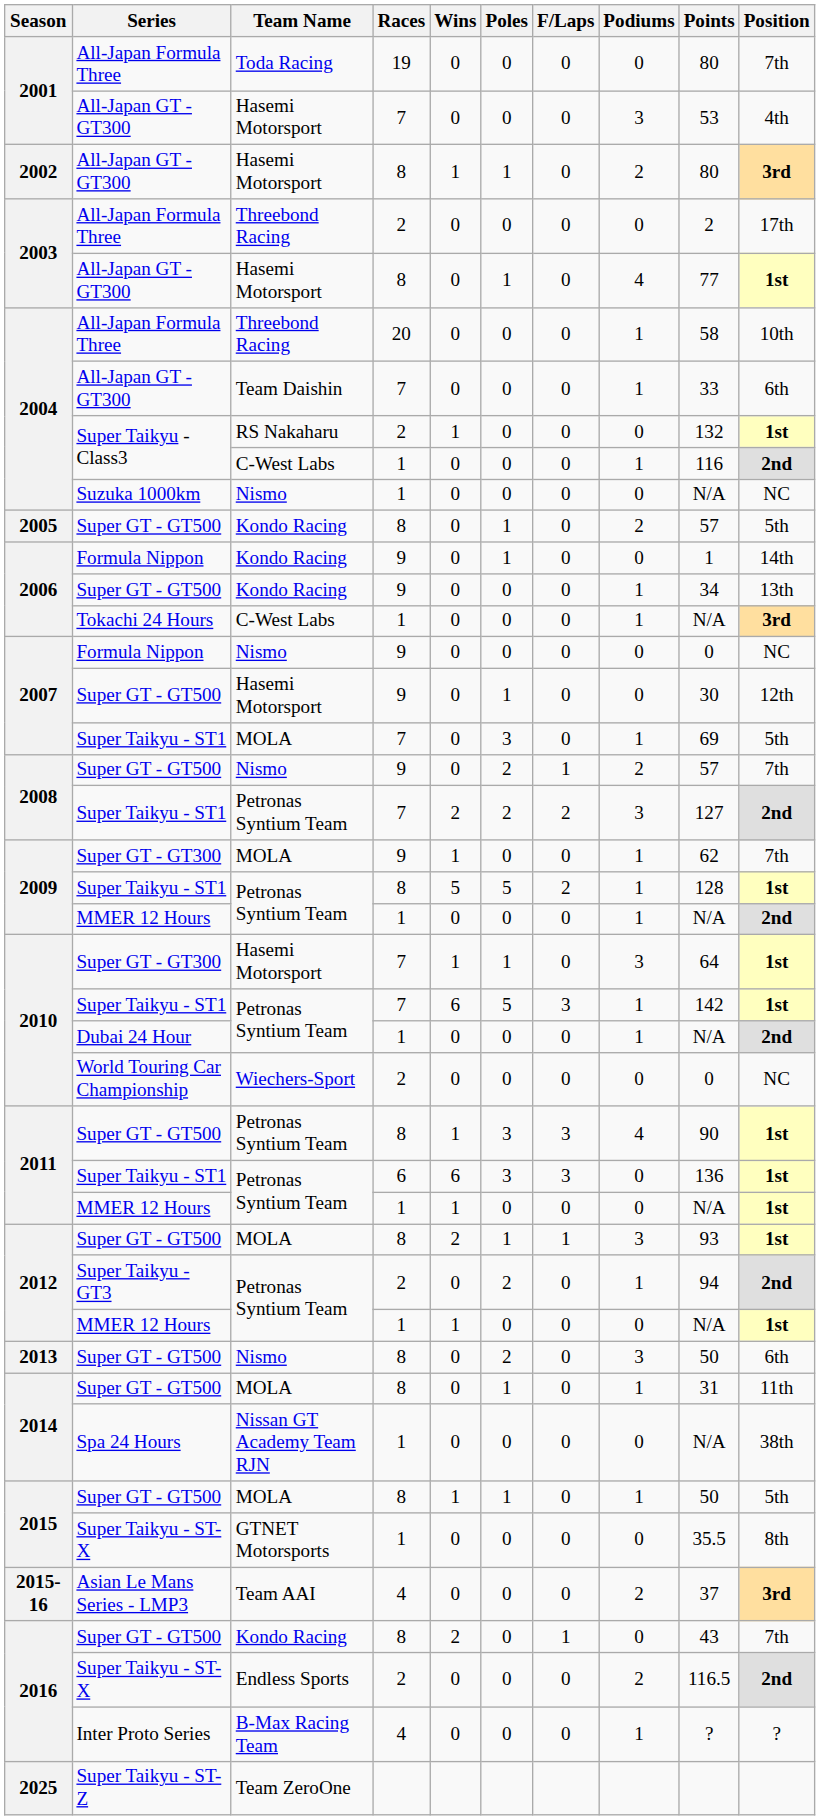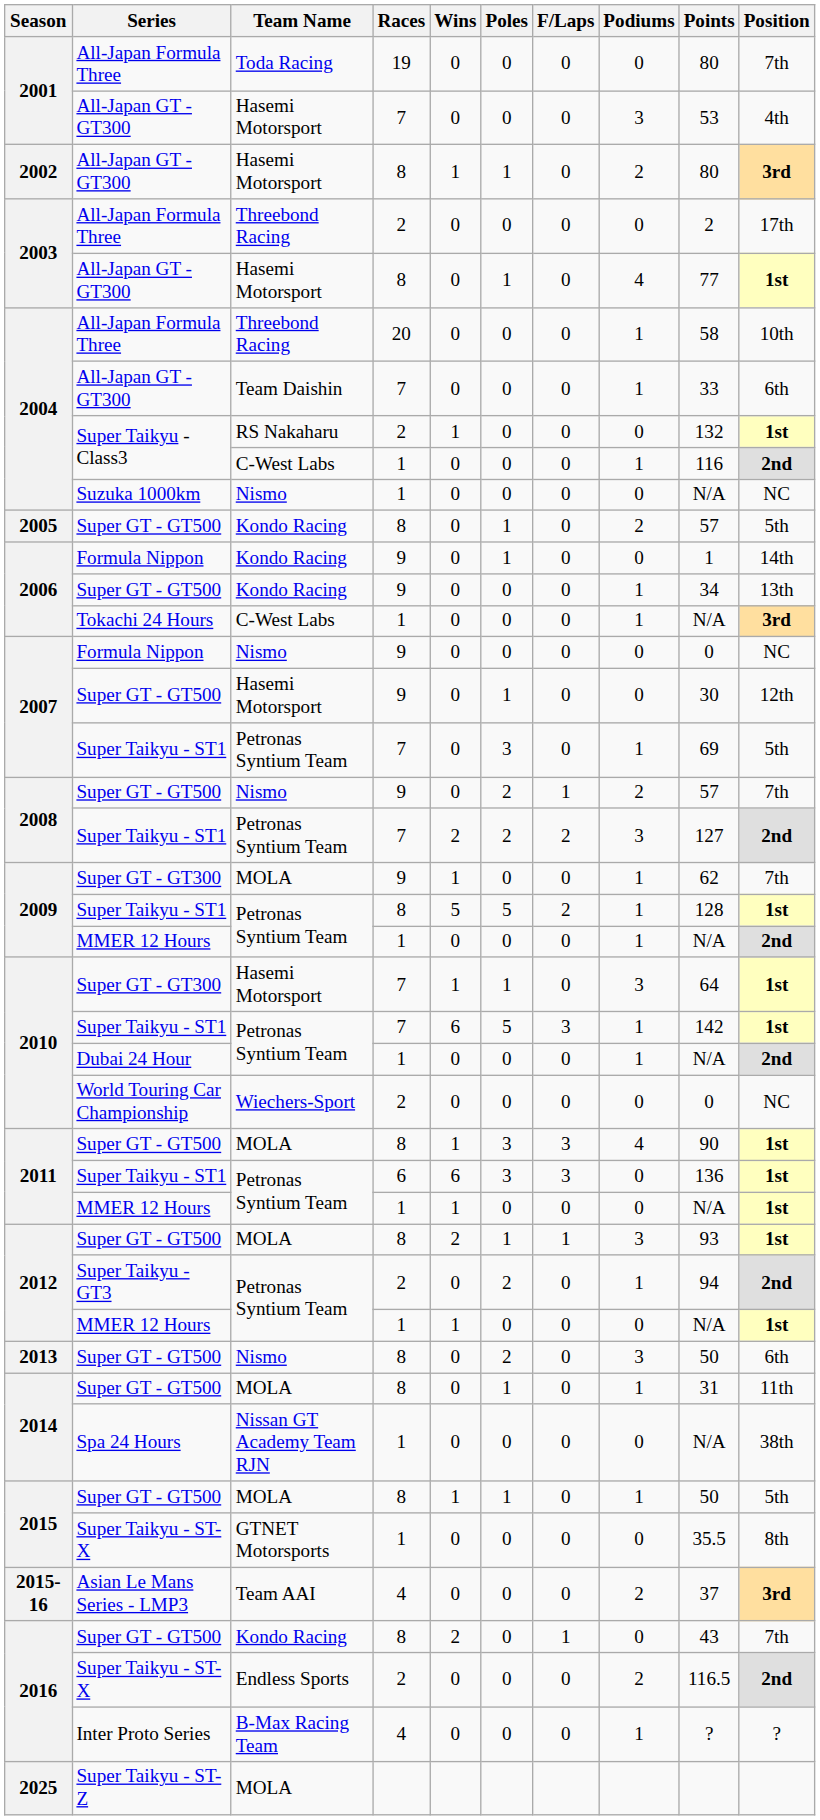(264, 738) MOLA -> (292, 749) Petronas Syntium Team
(292, 1133) Petronas Syntium Team -> (264, 1144) MOLA
(293, 1788) Team ZeroOne -> (264, 1788) MOLA
